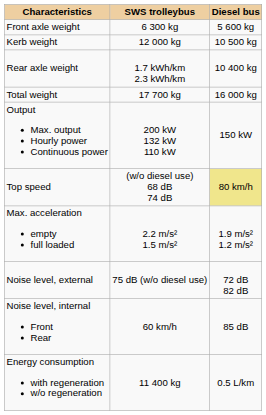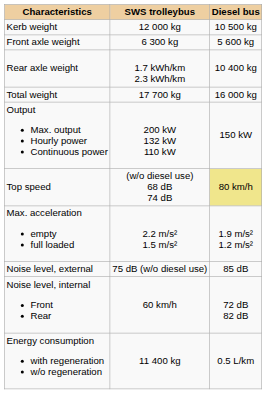rows swapped: (32, 42) <-> (43, 27)
(236, 285) 72 dB 82 dB -> (236, 269) 85 dB
(236, 326) 85 dB -> (236, 310) 72 dB 82 dB
